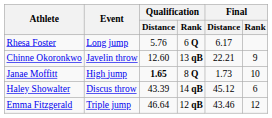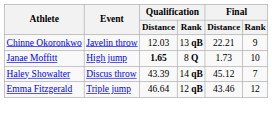- row: (31, 43)
(159, 58) 12.60 -> (159, 43) 12.03
(255, 90) 6 -> (255, 74) 7
